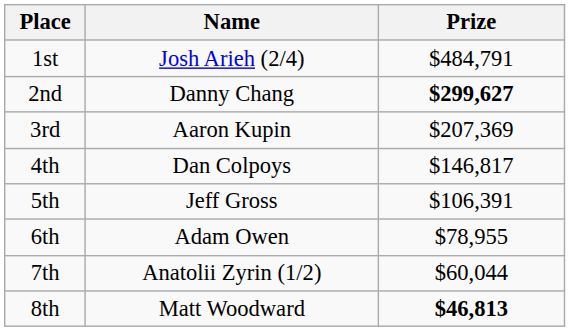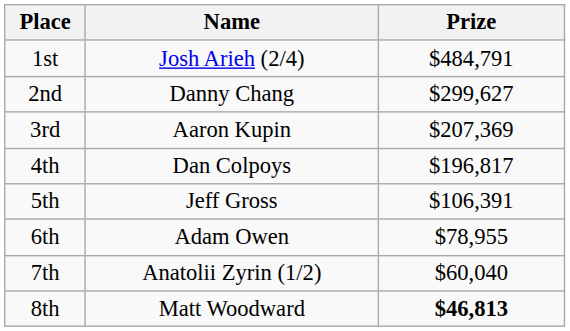(471, 93) bold -> (471, 93) normal
(471, 165) $146,817 -> (471, 165) $196,817
(471, 272) $60,044 -> (471, 272) $60,040
